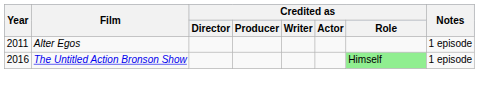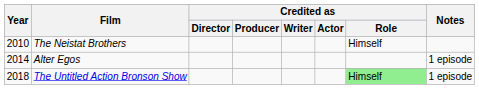+ row: (80, 44)
(17, 44) 2011 -> (18, 60) 2014
(18, 60) 2016 -> (18, 76) 2018
